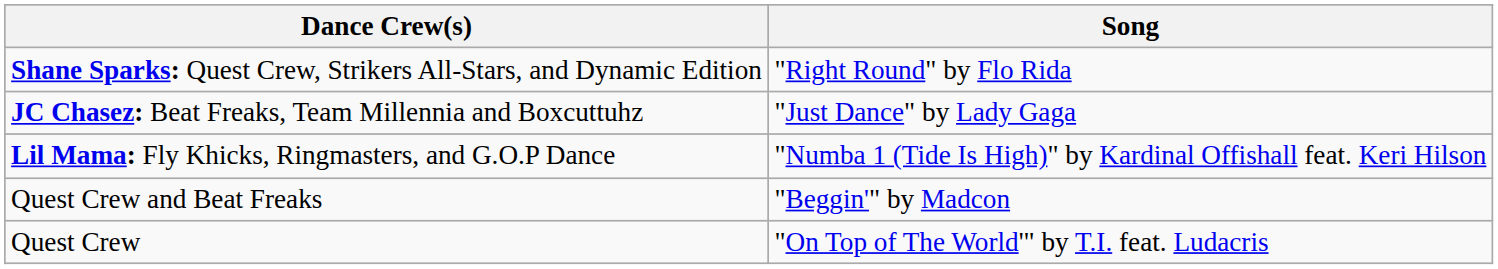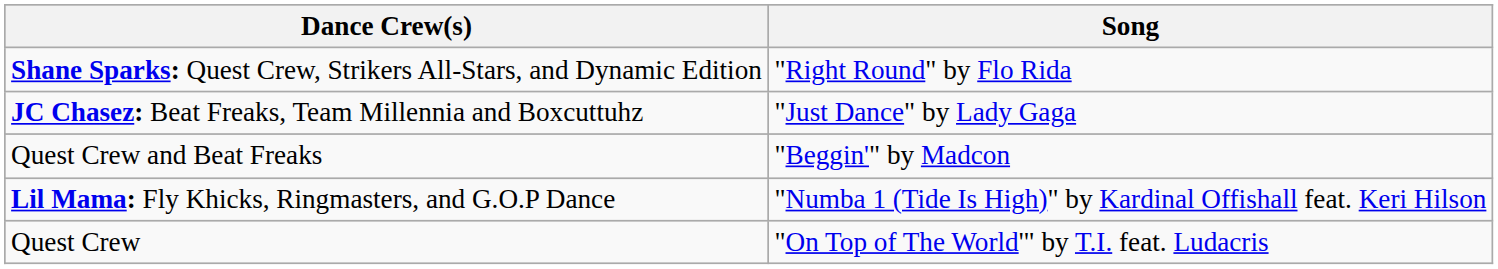rows swapped: (313, 155) <-> (167, 198)
